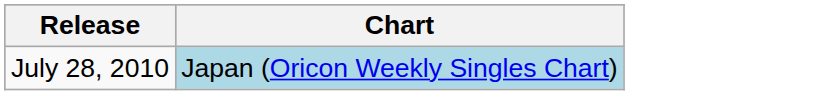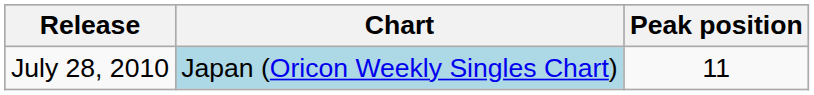+ column: (716, 25)
